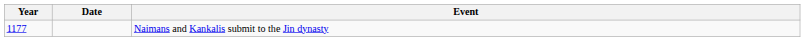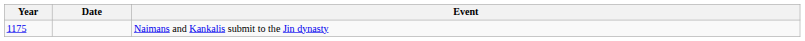(17, 28) 1177 -> (17, 28) 1175
